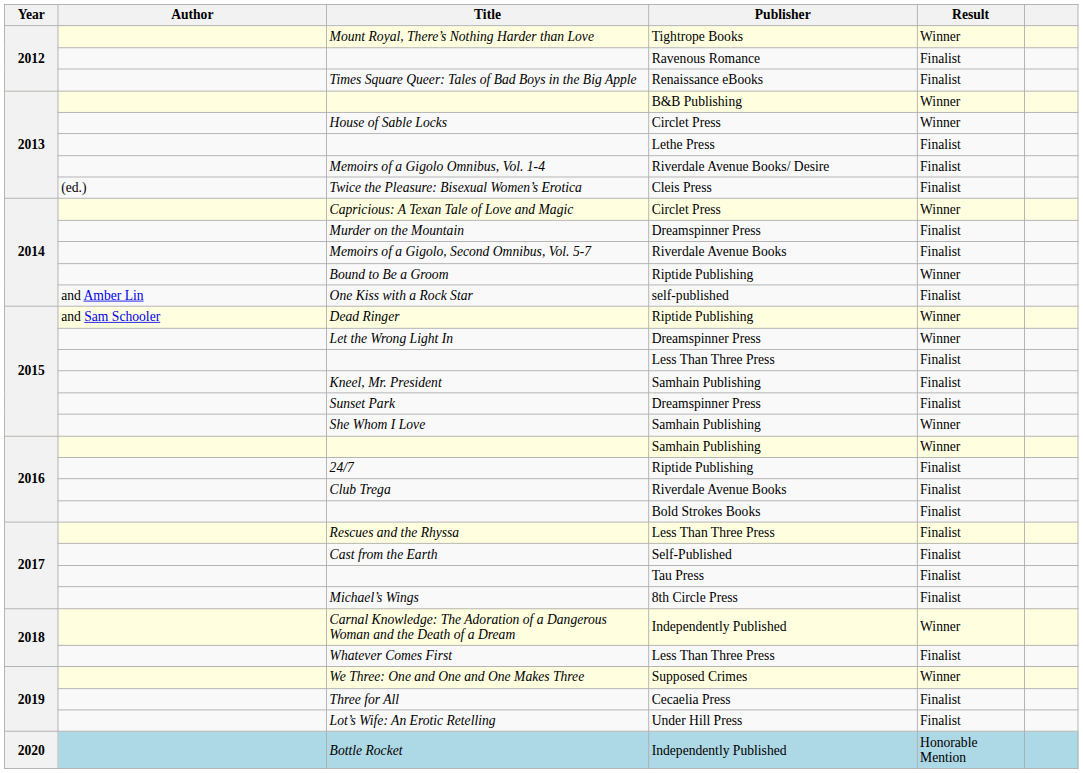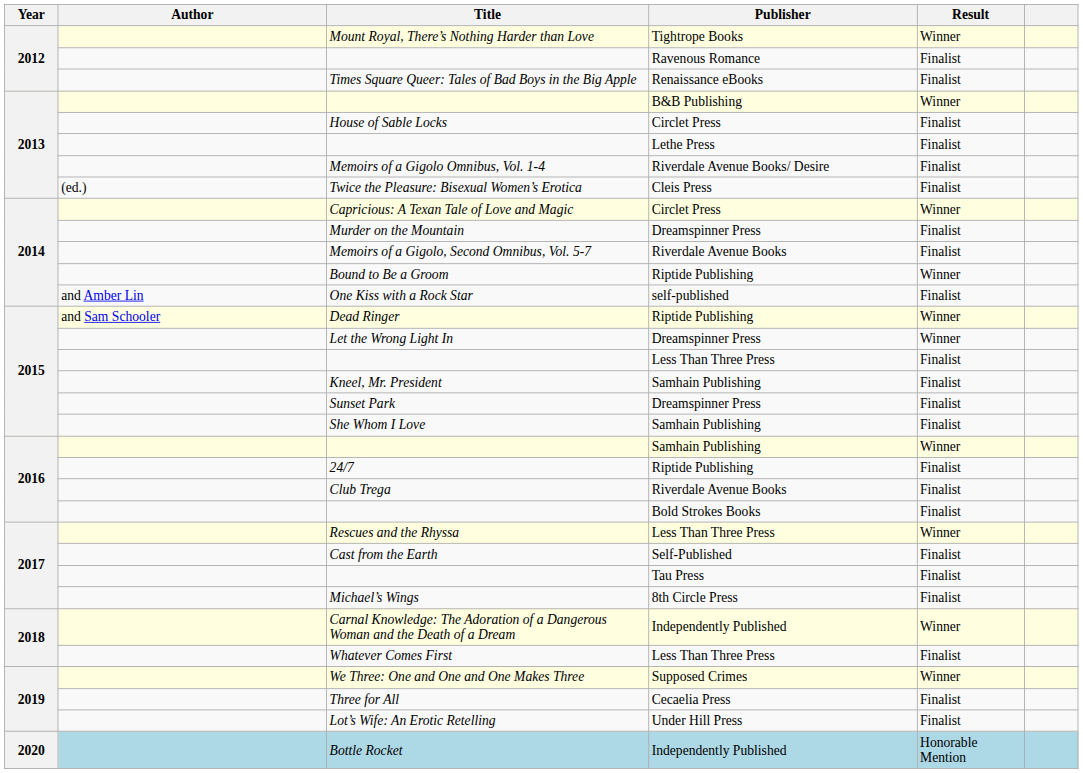(940, 123) Winner -> (940, 123) Finalist
(940, 425) Winner -> (940, 425) Finalist
(940, 532) Finalist -> (940, 532) Winner
